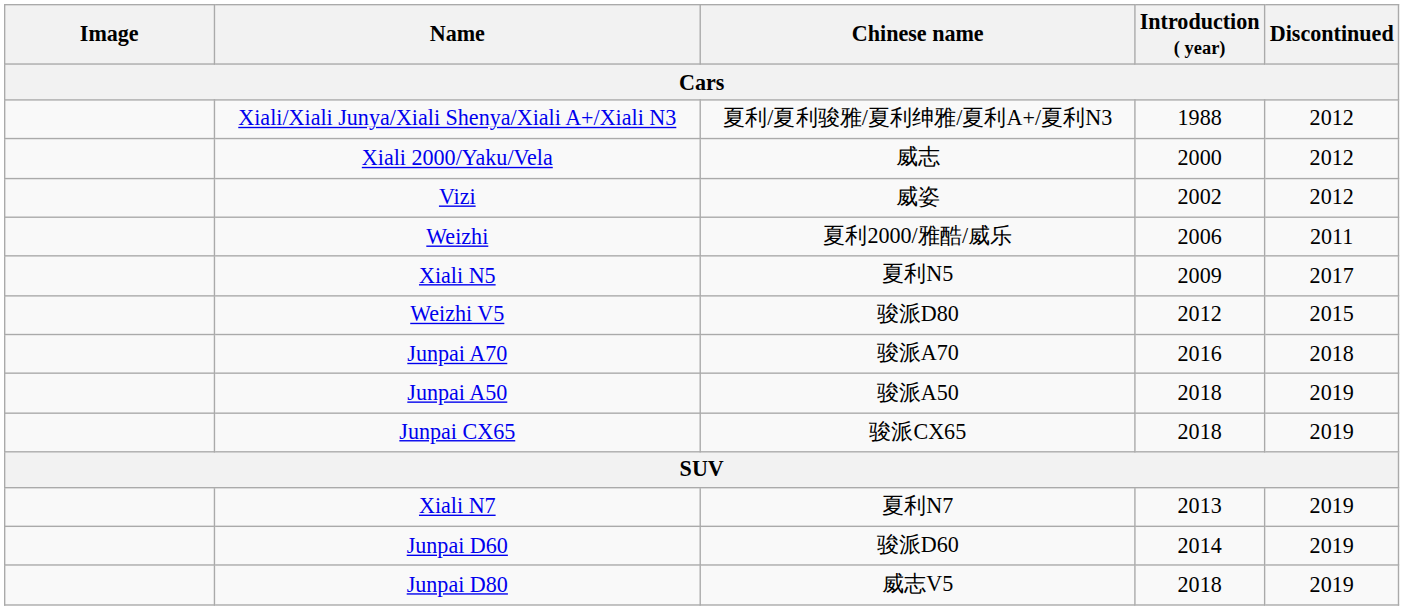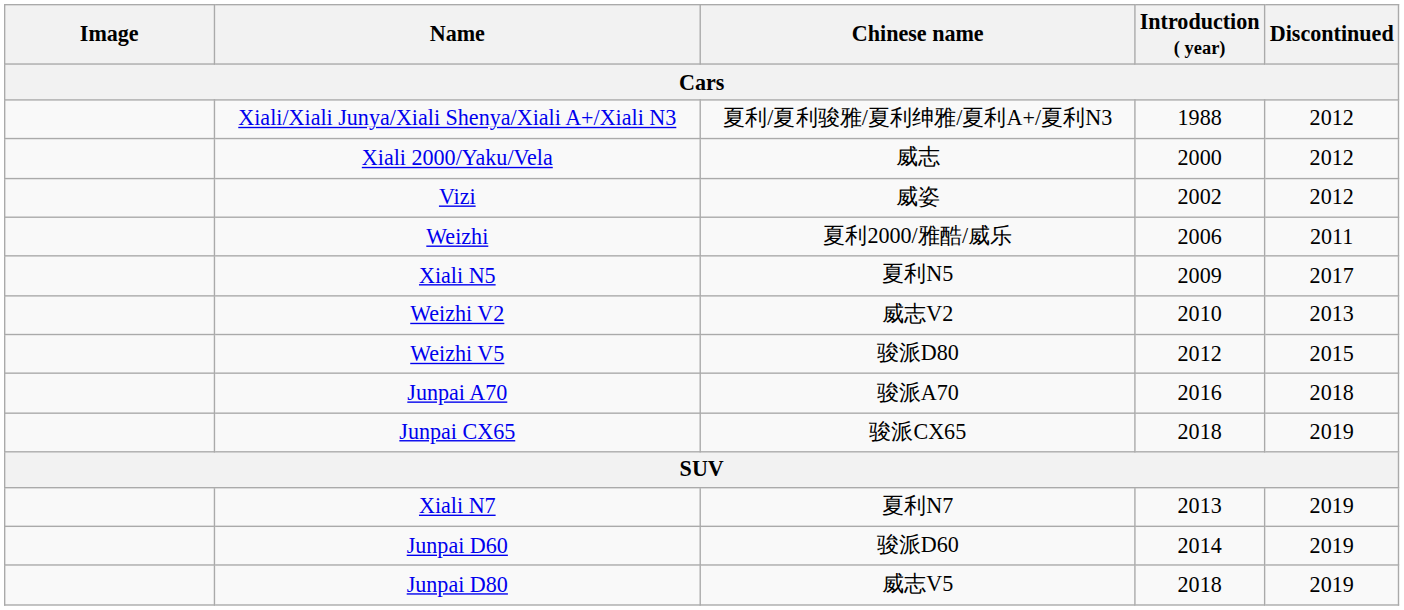+ row: (457, 314)
- row: (457, 393)
